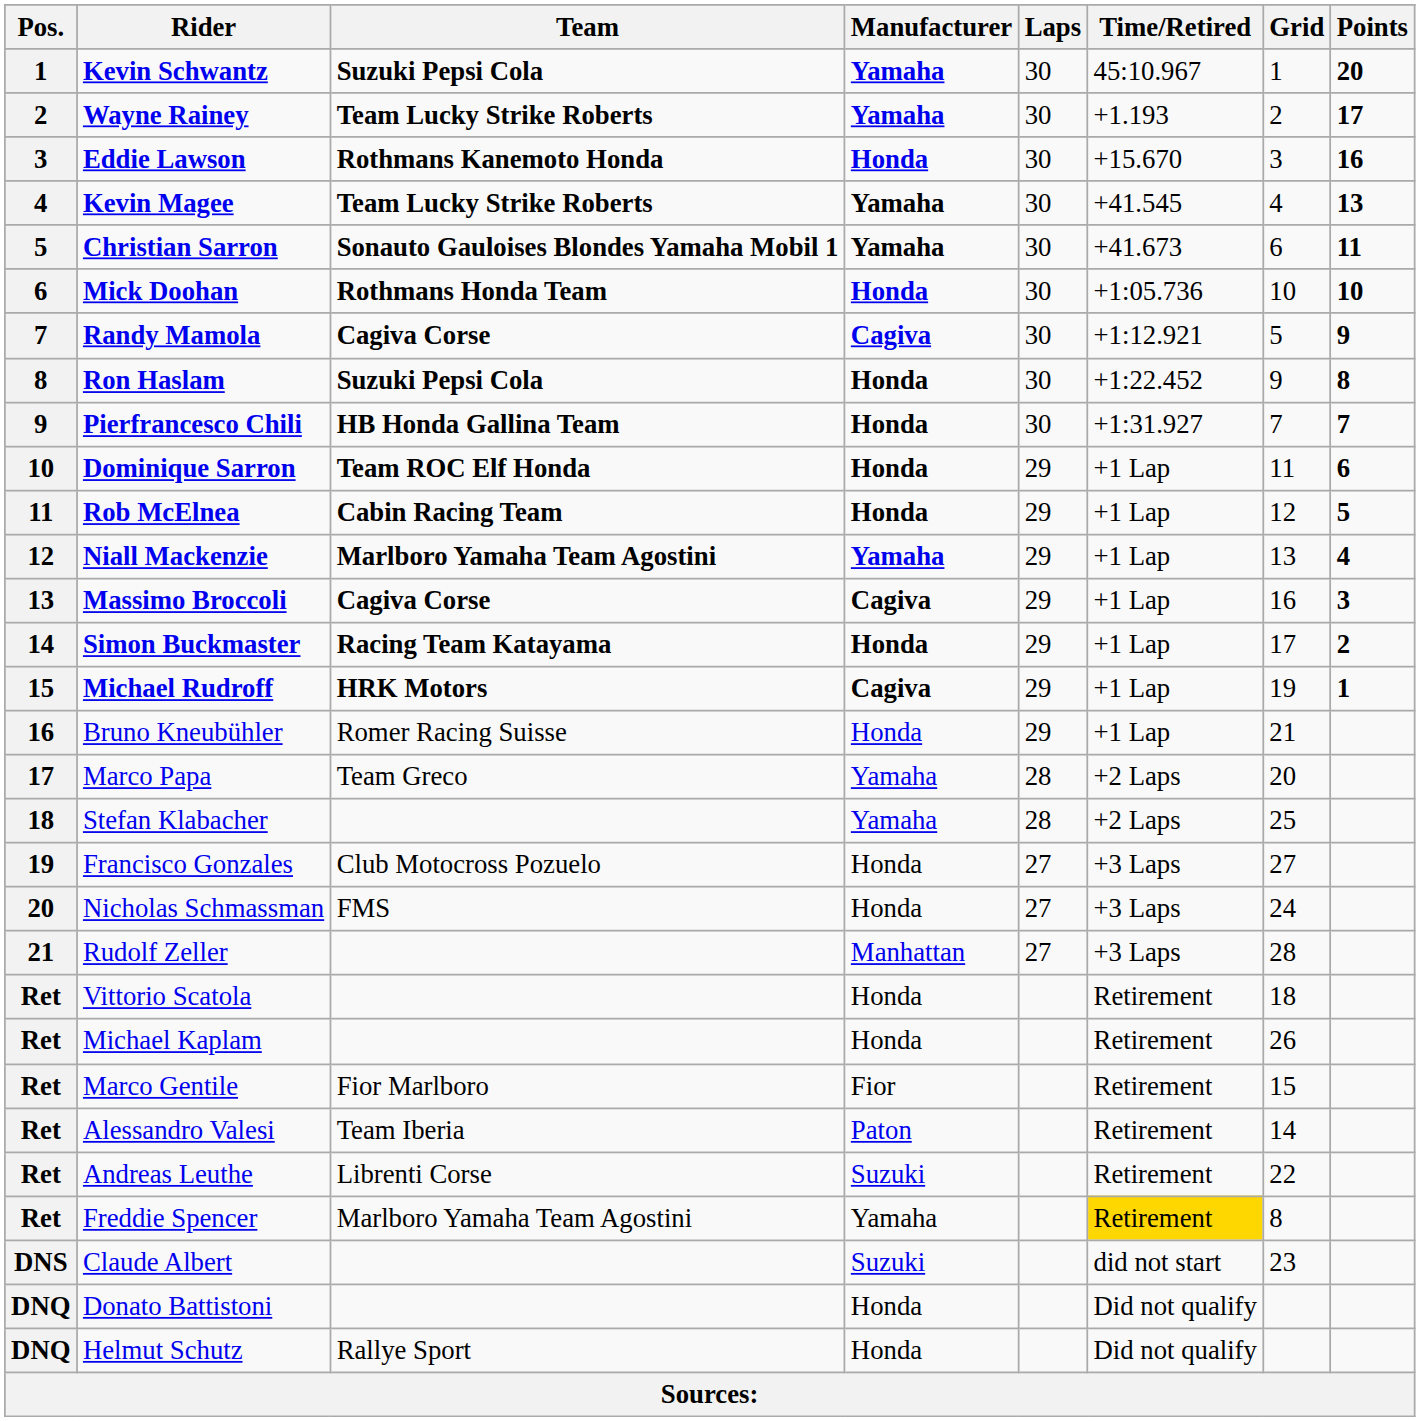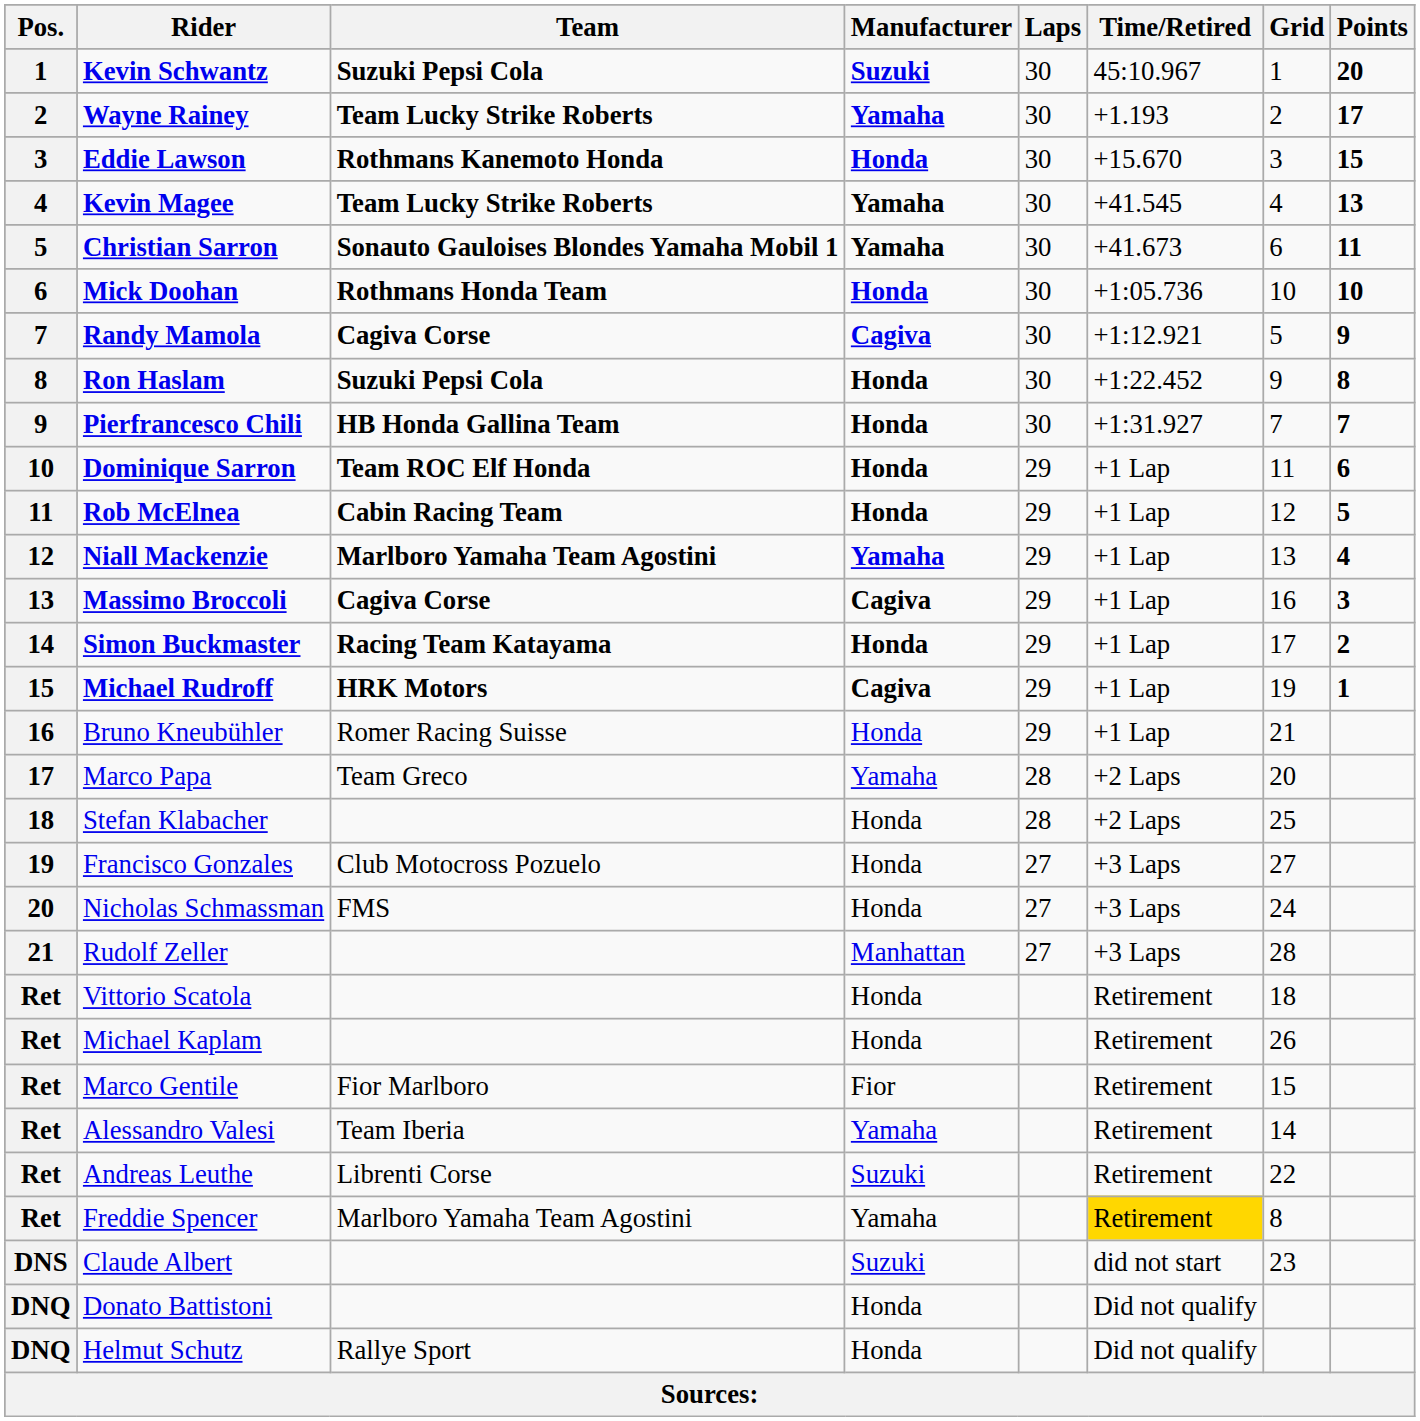(898, 70) Yamaha -> (890, 70) Suzuki
(1350, 159) 16 -> (1350, 159) 15
(894, 820) Yamaha -> (887, 820) Honda
(881, 1129) Paton -> (894, 1129) Yamaha
